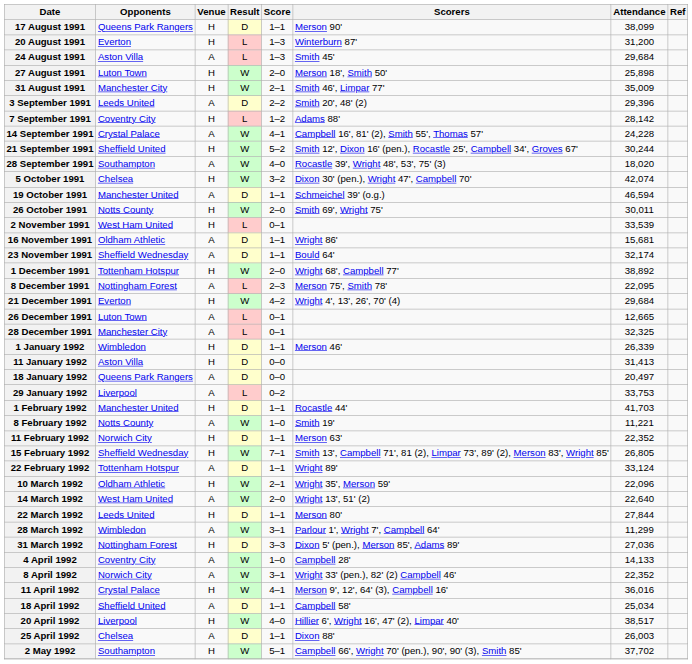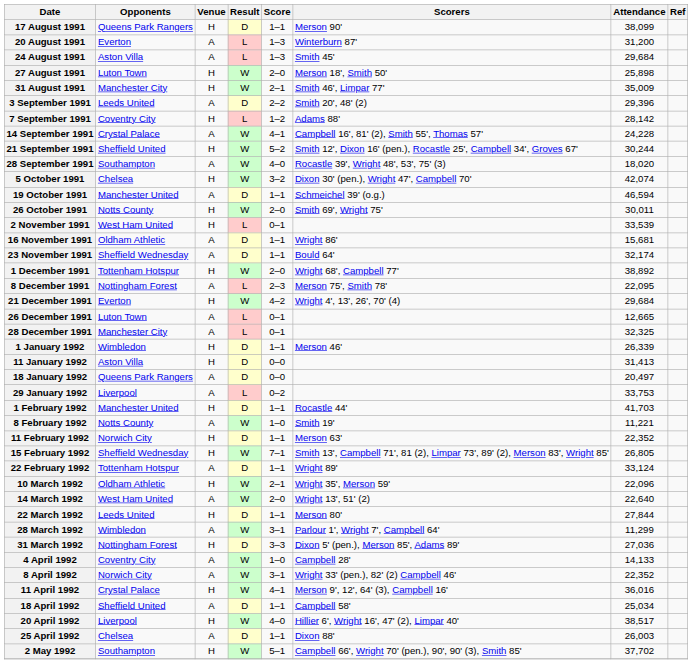(211, 42) H -> (211, 42) A
